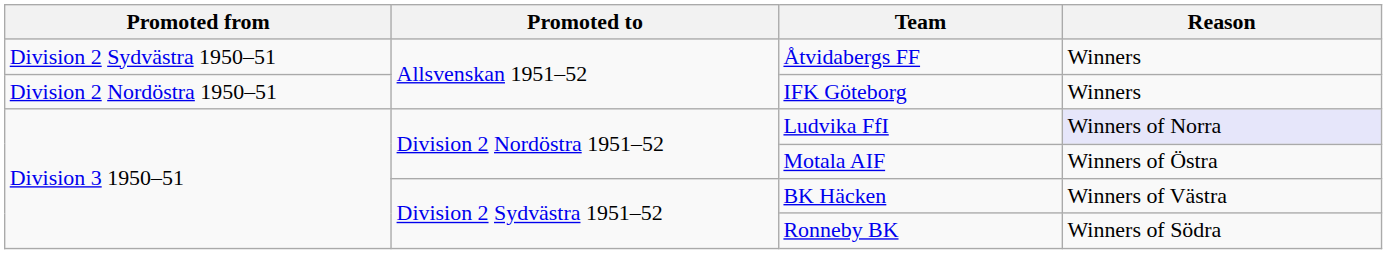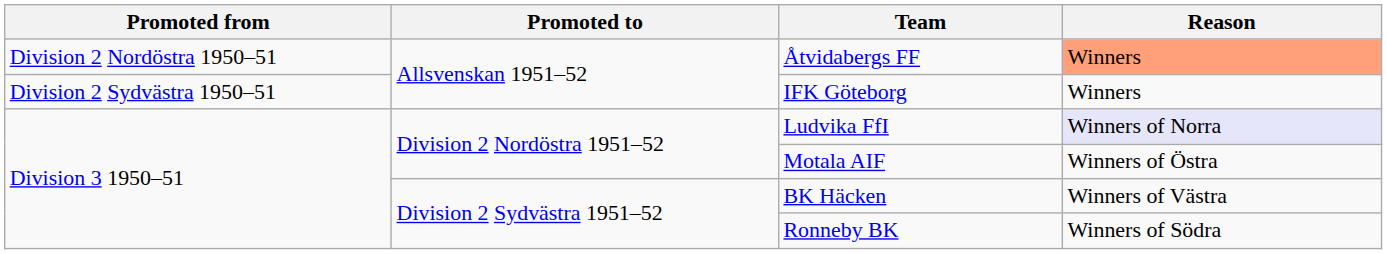(143, 56) Division 2 Sydvästra 1950–51 -> (143, 56) Division 2 Nordöstra 1950–51
(1104, 56) no background -> (1104, 56) lightsalmon background
(143, 91) Division 2 Nordöstra 1950–51 -> (143, 91) Division 2 Sydvästra 1950–51
